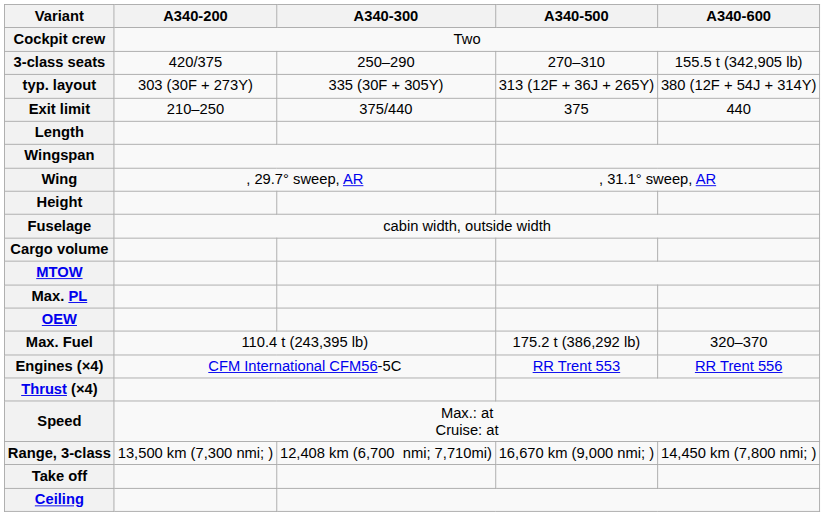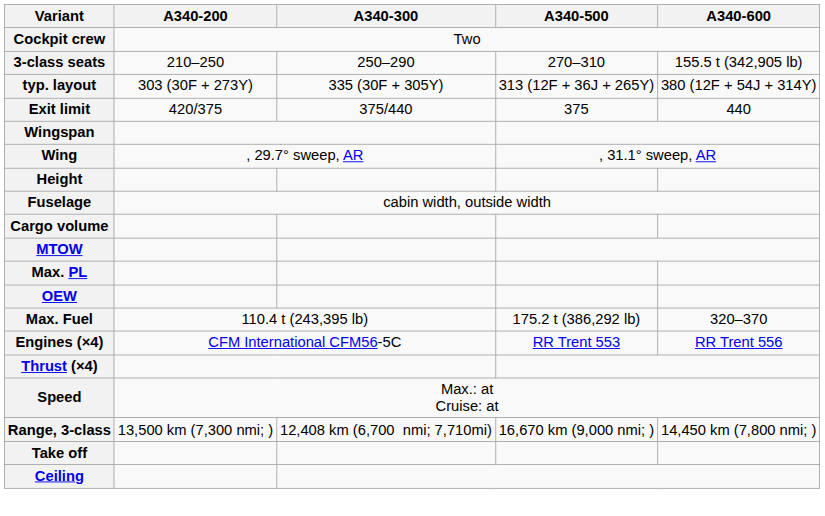(195, 62) 420/375 -> (195, 62) 210–250
(195, 109) 210–250 -> (195, 109) 420/375
- row: (59, 132)
